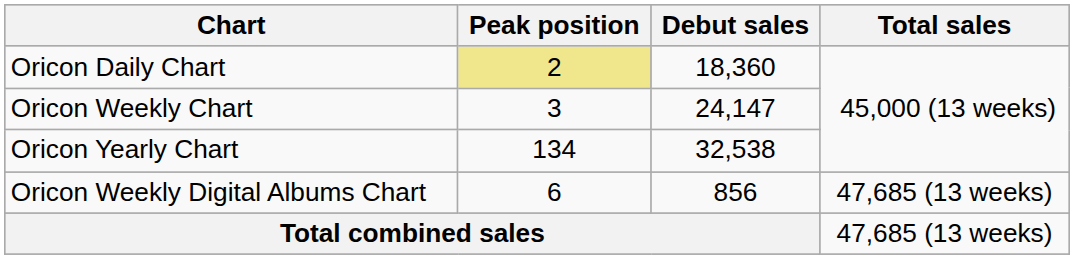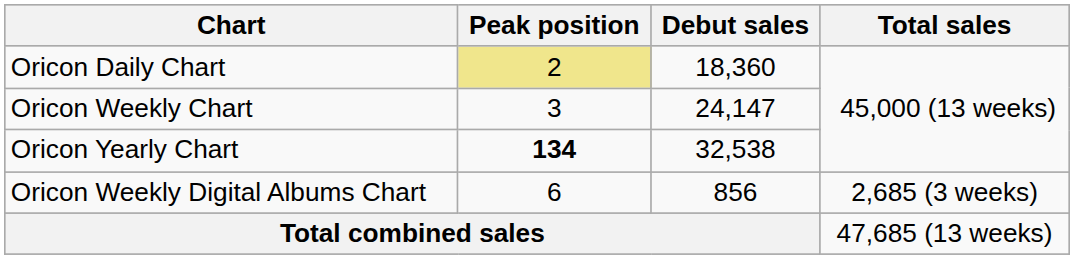(554, 150) normal -> (554, 150) bold
(945, 191) 47,685 (13 weeks) -> (945, 191) 2,685 (3 weeks)
